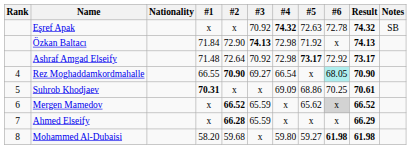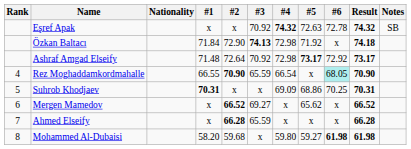(364, 43) 74.13 -> (364, 43) 74.18
(260, 74) 69.27 -> (260, 74) 65.59
(364, 90) 70.61 -> (364, 90) 70.31
(260, 105) 65.59 -> (260, 105) 69.27
(337, 105) lightgrey background -> (337, 105) no background
(364, 121) 66.29 -> (364, 121) 66.28
